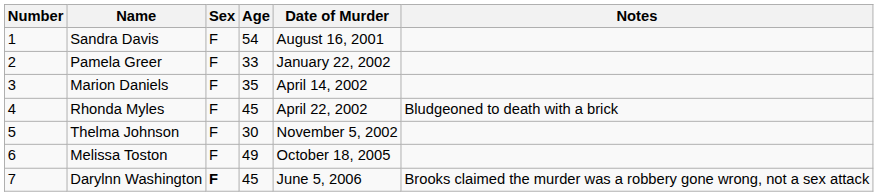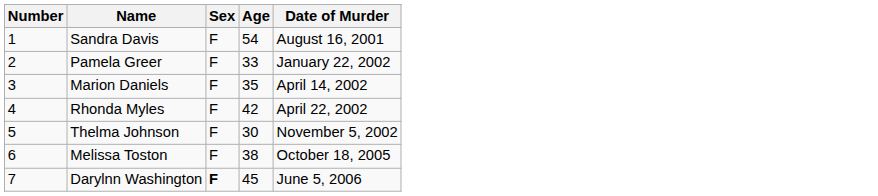- column: (637, 16)
(250, 109) 45 -> (250, 109) 42
(250, 156) 49 -> (250, 156) 38
